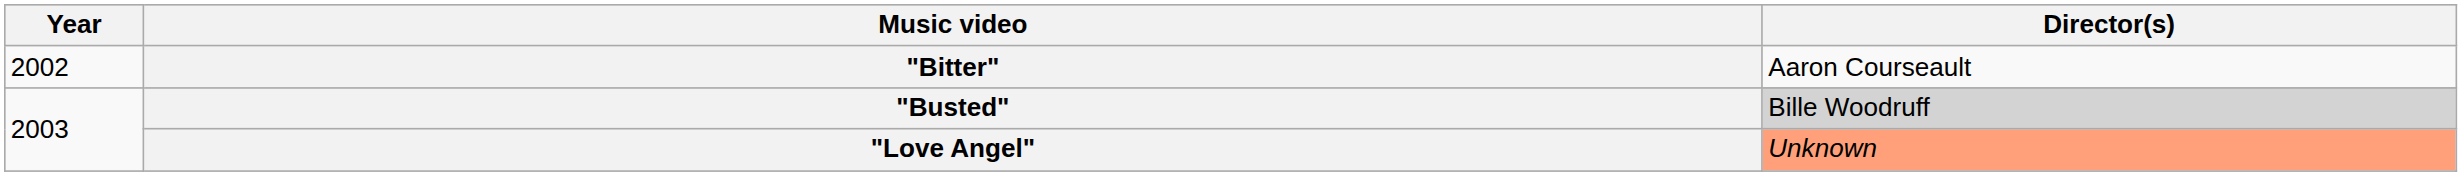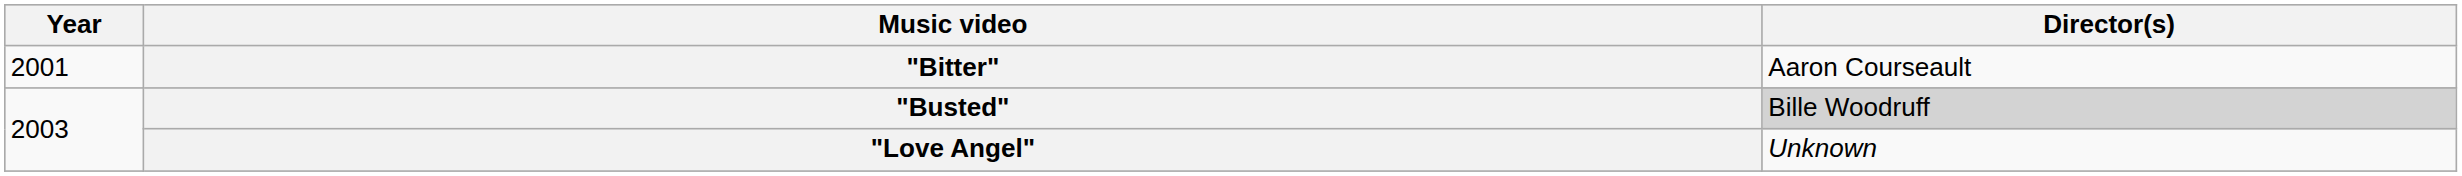(40, 66) 2002 -> (40, 66) 2001
(1823, 149) lightsalmon background -> (1823, 149) no background
